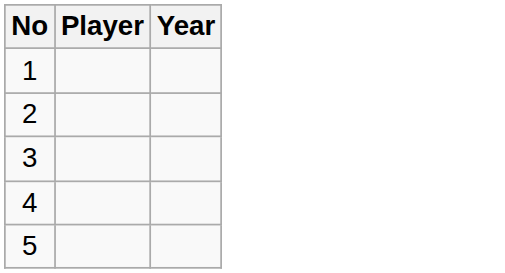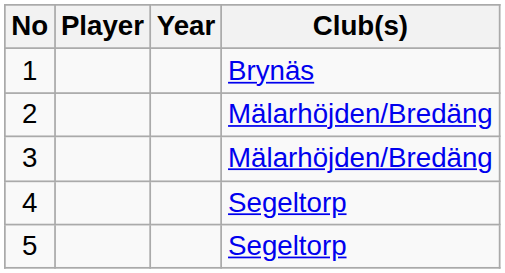+ column: (360, 26)
